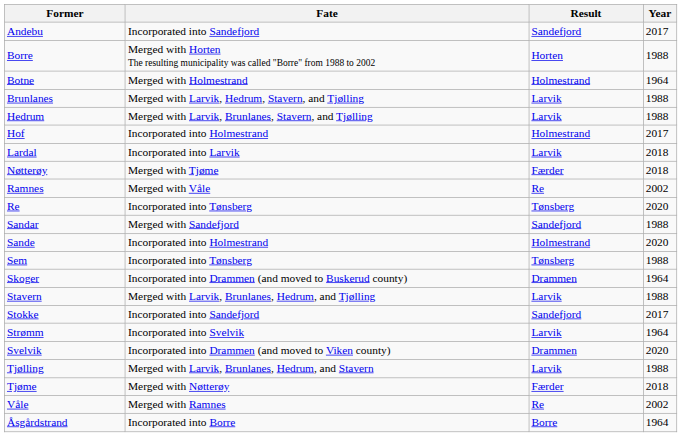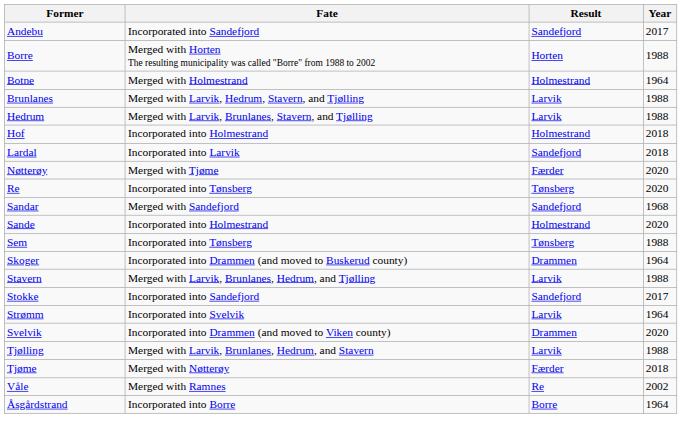(657, 134) 2017 -> (657, 134) 2018
(547, 152) Larvik -> (556, 152) Sandefjord
(657, 170) 2018 -> (657, 170) 2020
- row: (25, 188)
(657, 224) 1988 -> (657, 206) 1968
